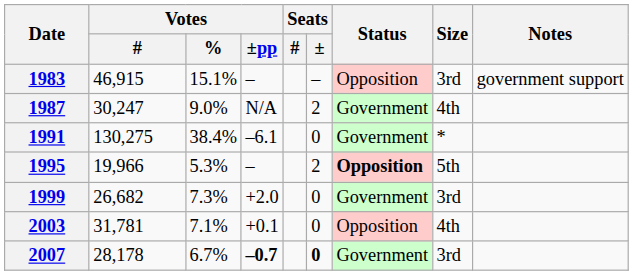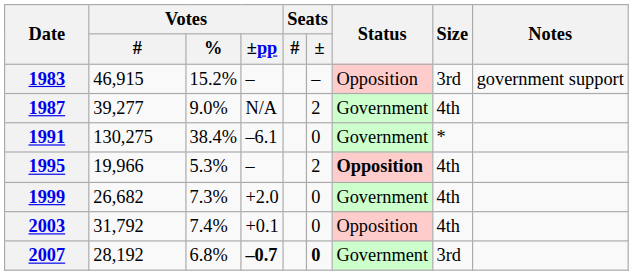(213, 78) 15.1% -> (213, 78) 15.2%
(119, 107) 30,247 -> (119, 107) 39,277
(448, 166) 5th -> (448, 166) 4th
(449, 196) 3rd -> (448, 196) 4th
(119, 225) 31,781 -> (119, 225) 31,792
(209, 225) 7.1% -> (209, 225) 7.4%
(119, 255) 28,178 -> (119, 255) 28,192
(209, 255) 6.7% -> (209, 255) 6.8%
